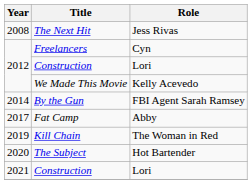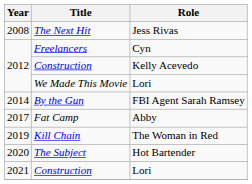(142, 65) Lori -> (165, 65) Kelly Acevedo
(165, 83) Kelly Acevedo -> (142, 83) Lori
